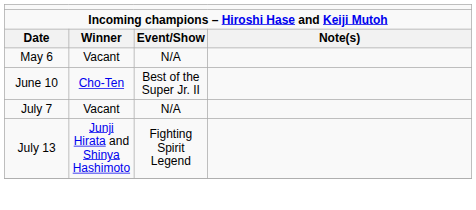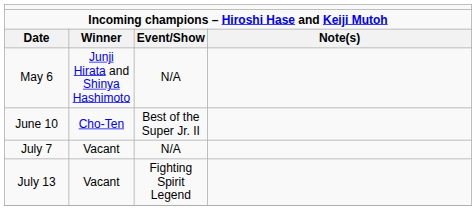(101, 57) Vacant -> (101, 77) Junji Hirata and Shinya Hashimoto
(101, 148) Junji Hirata and Shinya Hashimoto -> (101, 182) Vacant
